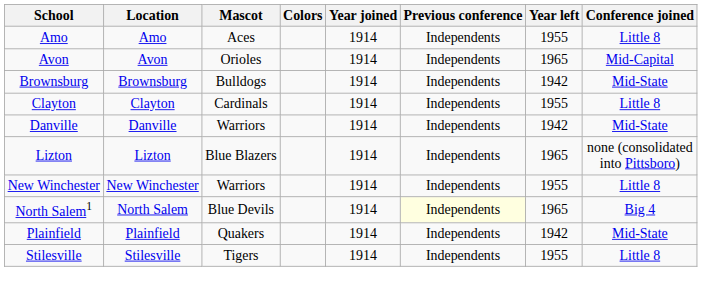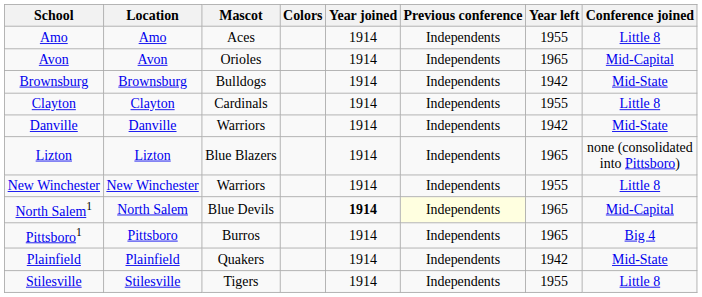(363, 209) normal -> (363, 209) bold
(640, 209) Big 4 -> (640, 209) Mid-Capital
+ row: (54, 235)
